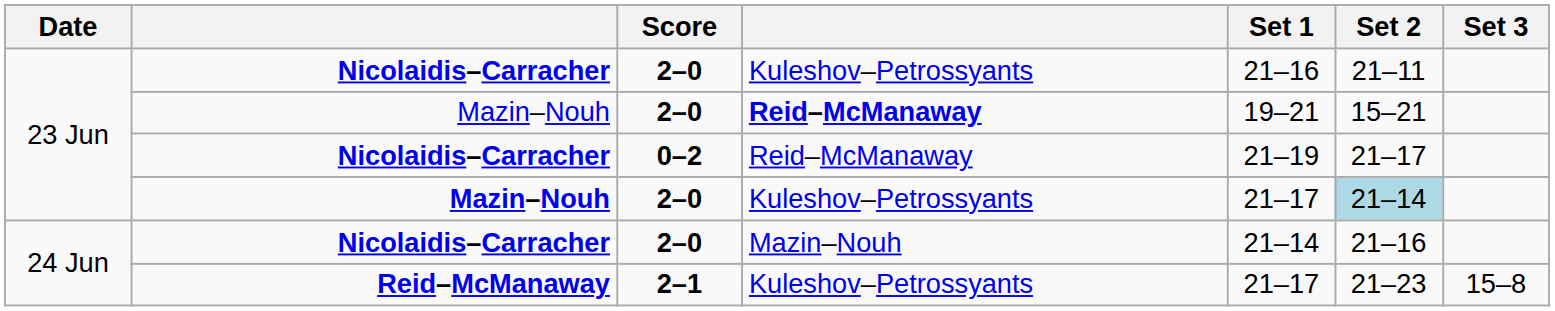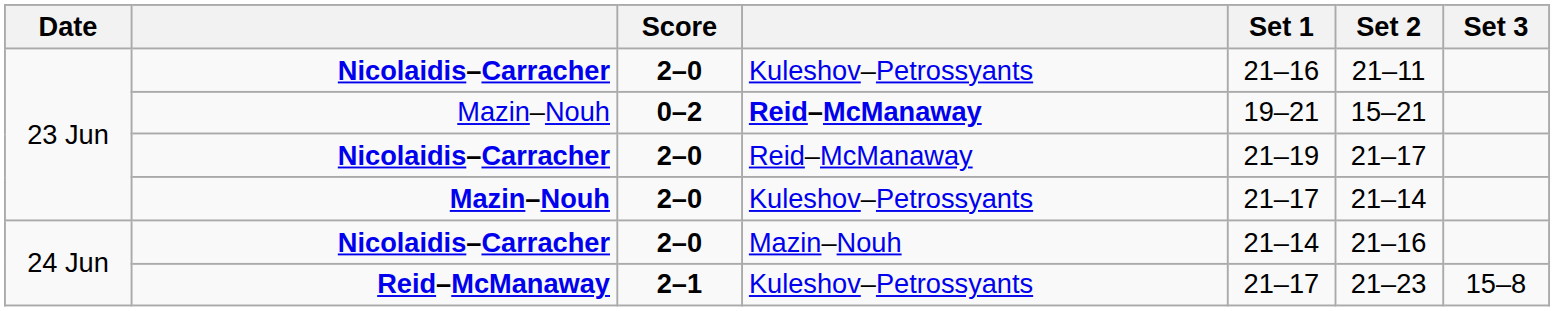(679, 113) 2–0 -> (679, 113) 0–2
(679, 156) 0–2 -> (679, 156) 2–0
(1389, 199) lightblue background -> (1389, 199) no background
